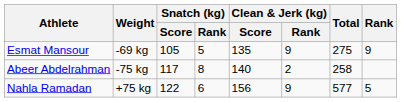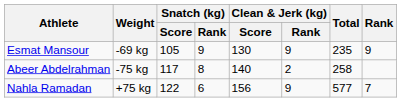(201, 50) 5 -> (201, 50) 9
(241, 50) 135 -> (241, 50) 130
(342, 50) 275 -> (342, 50) 235
(368, 87) 5 -> (368, 87) 7
